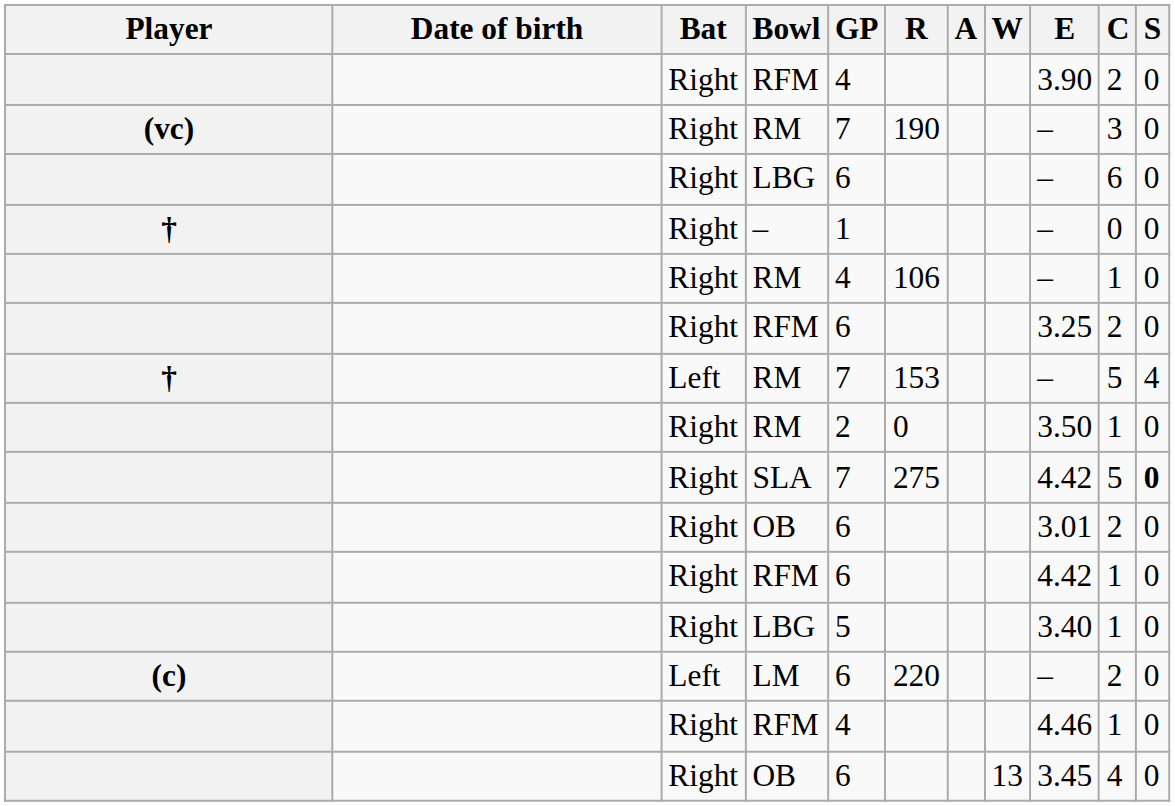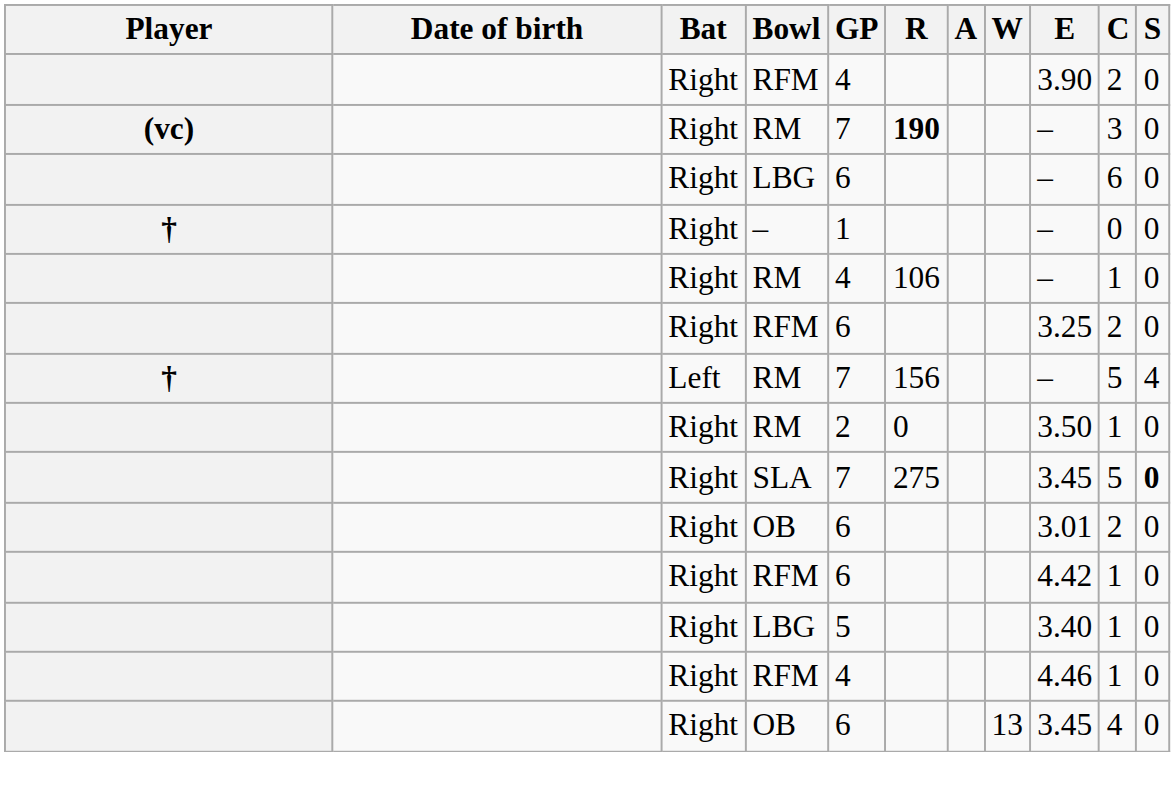(916, 128) normal -> (916, 128) bold
(916, 377) 153 -> (916, 377) 156
(1065, 476) 4.42 -> (1065, 476) 3.45
- row: (169, 675)
